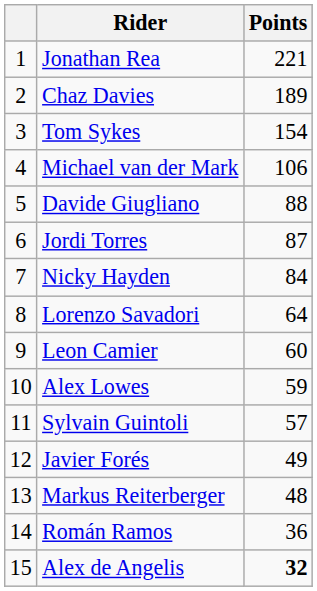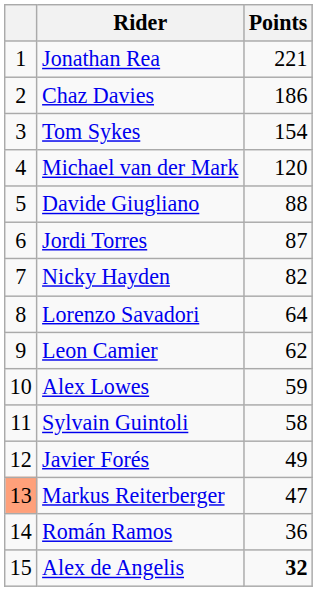(291, 95) 189 -> (291, 95) 186
(291, 168) 106 -> (291, 168) 120
(296, 277) 84 -> (296, 277) 82
(296, 349) 60 -> (296, 349) 62
(296, 422) 57 -> (296, 422) 58
(21, 495) no background -> (21, 495) lightsalmon background
(296, 495) 48 -> (296, 495) 47
